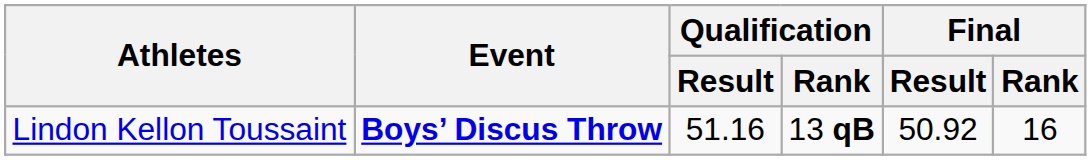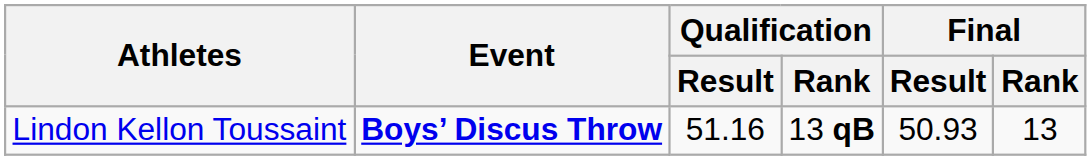(938, 131) 50.92 -> (938, 131) 50.93
(1040, 131) 16 -> (1040, 131) 13
